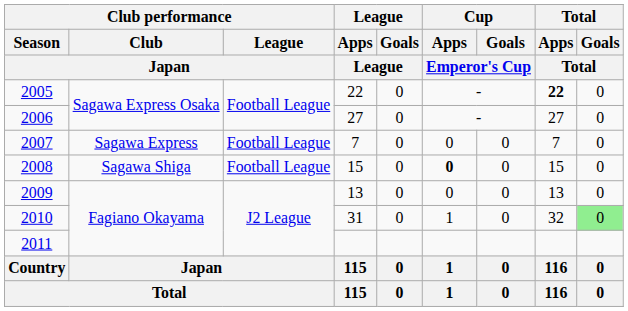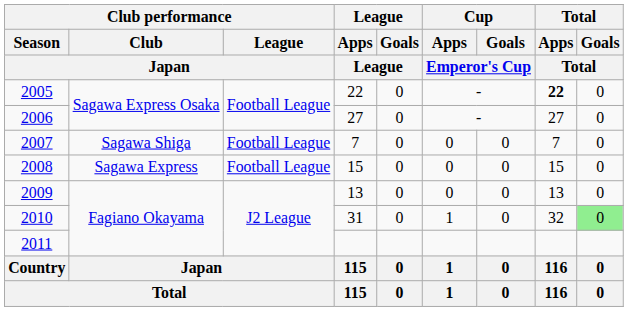(146, 142) Sagawa Express -> (146, 142) Sagawa Shiga
(146, 167) Sagawa Shiga -> (146, 167) Sagawa Express
(449, 167) bold -> (449, 167) normal
